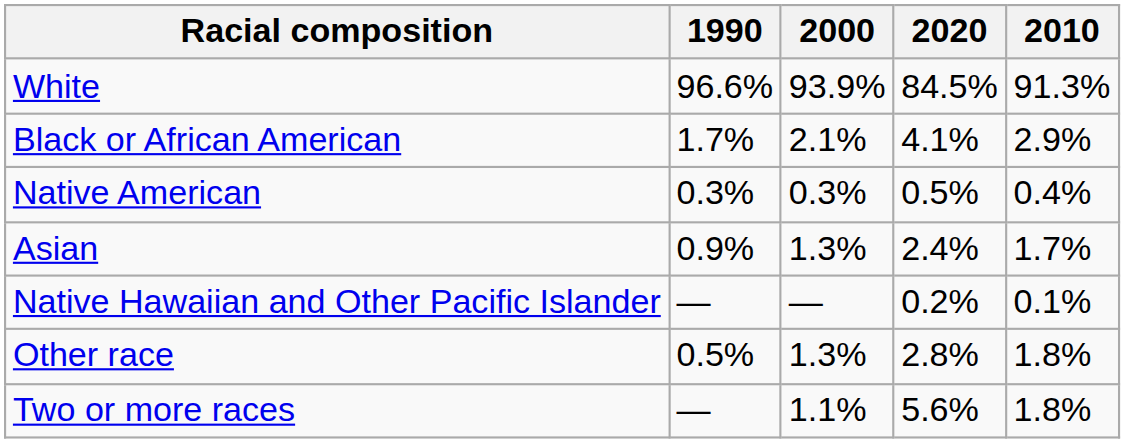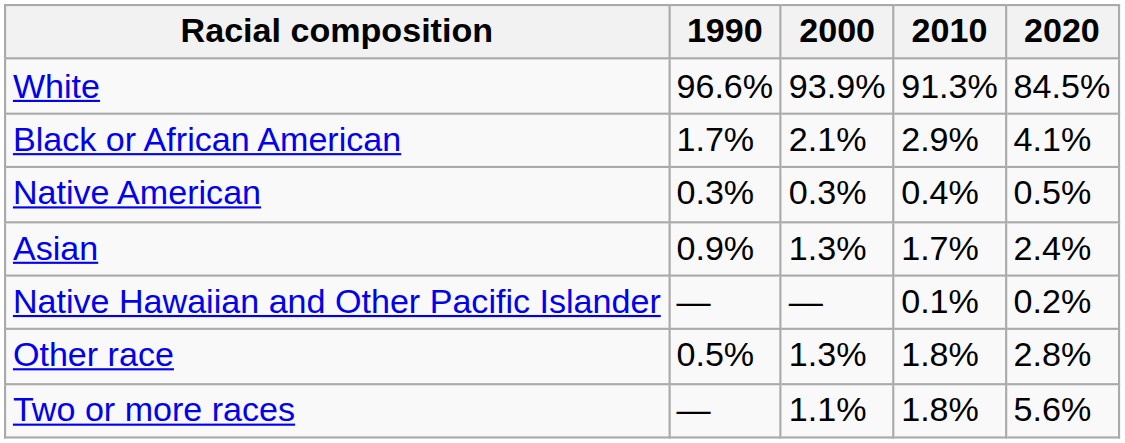columns swapped: (1062, 31) <-> (950, 31)
